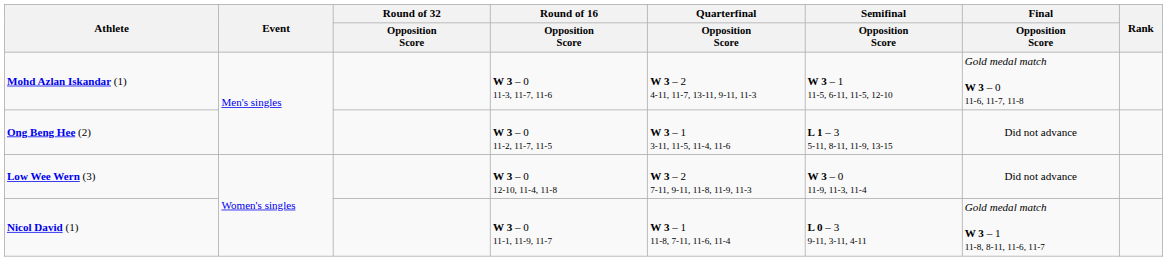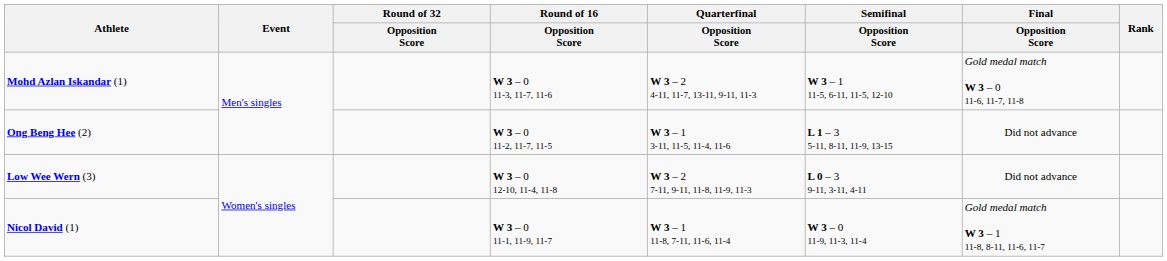(837, 183) W 3 – 0 11-9, 11-3, 11-4 -> (837, 183) L 0 – 3 9-11, 3-11, 4-11
(837, 234) L 0 – 3 9-11, 3-11, 4-11 -> (837, 234) W 3 – 0 11-9, 11-3, 11-4
